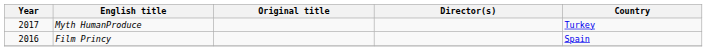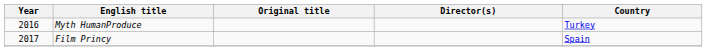(29, 25) 2017 -> (29, 25) 2016
(29, 39) 2016 -> (29, 39) 2017
